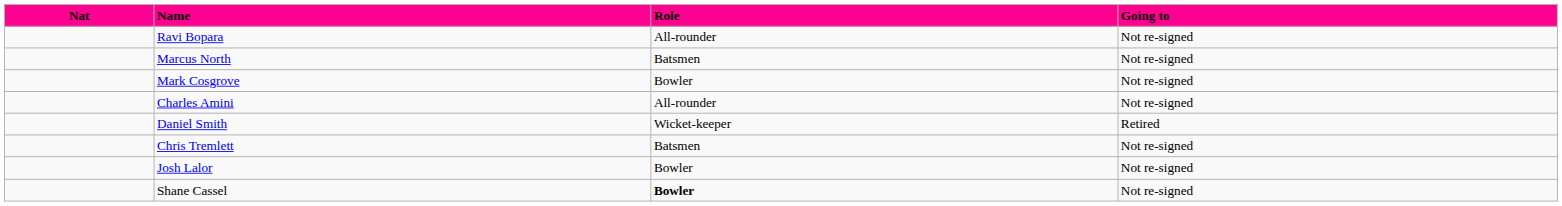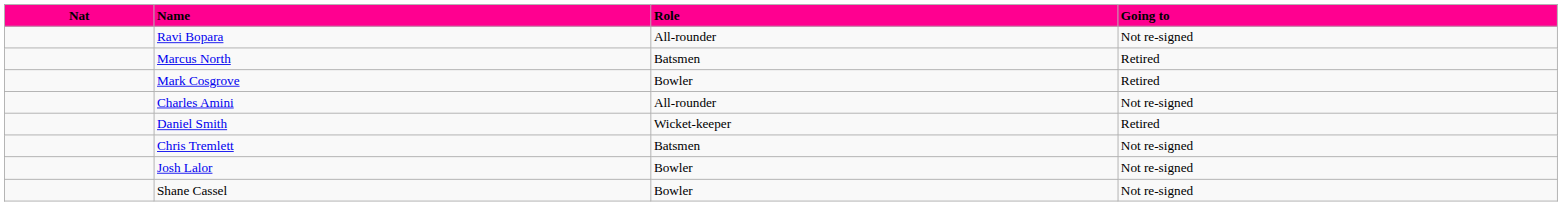(1157, 59) Not re-signed -> (1140, 59) Retired
(1157, 81) Not re-signed -> (1140, 81) Retired
(674, 190) bold -> (673, 190) normal
